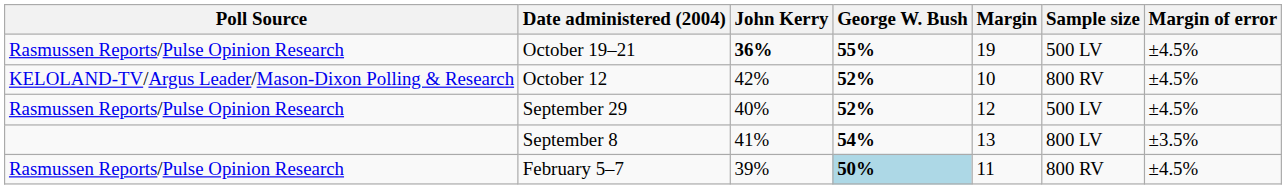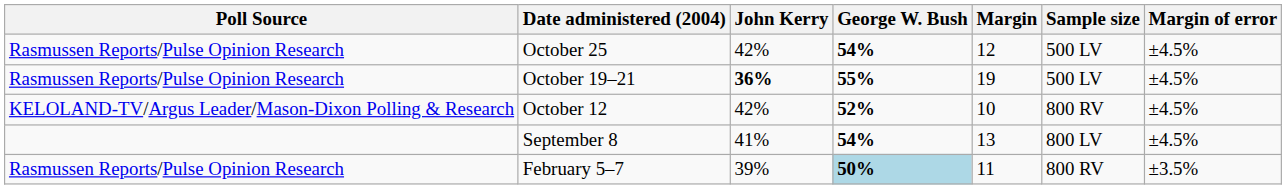+ row: (565, 49)
- row: (575, 109)
(1173, 139) ±3.5% -> (1173, 139) ±4.5%
(1173, 169) ±4.5% -> (1173, 169) ±3.5%
